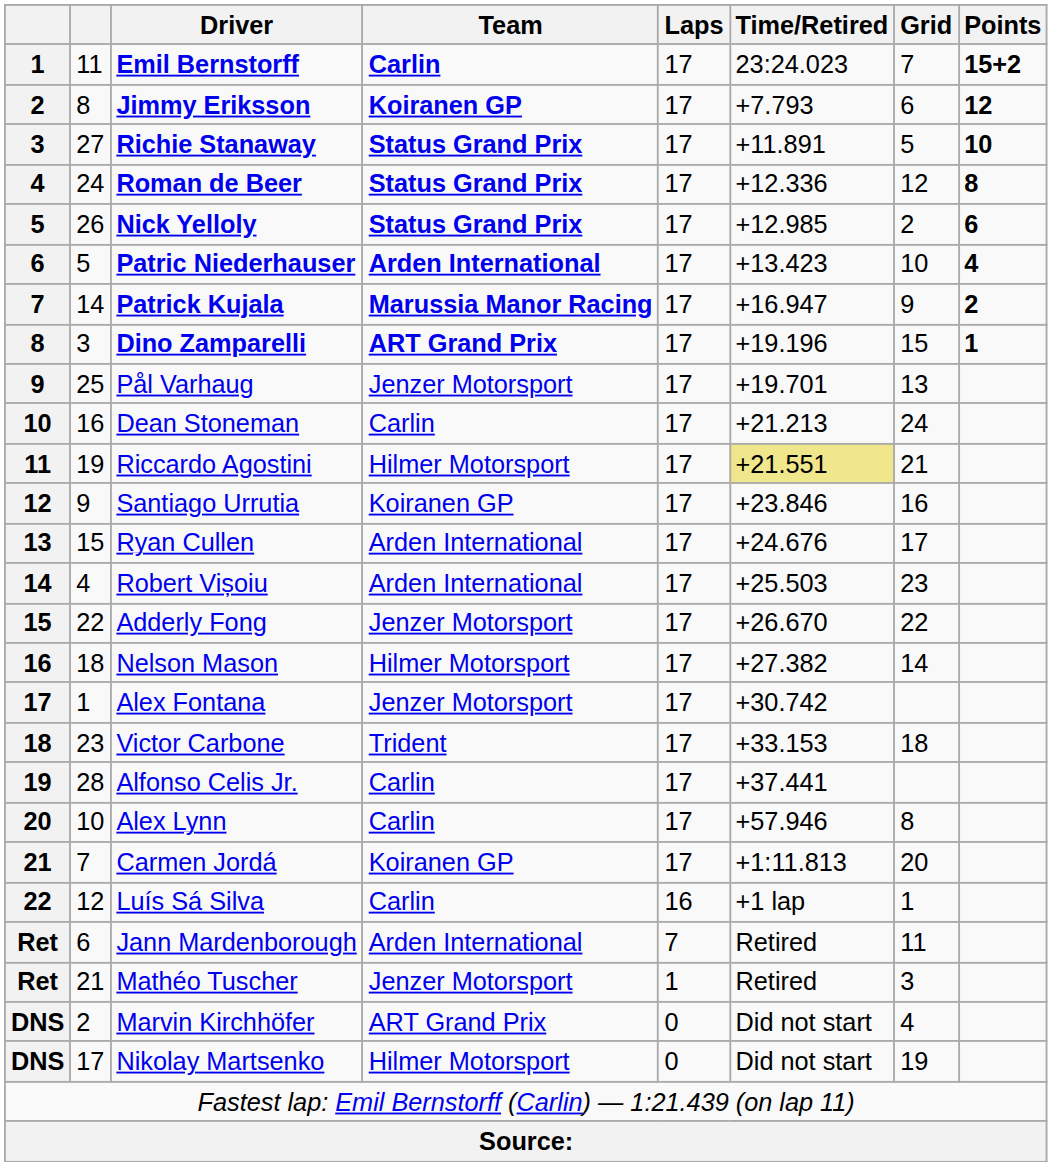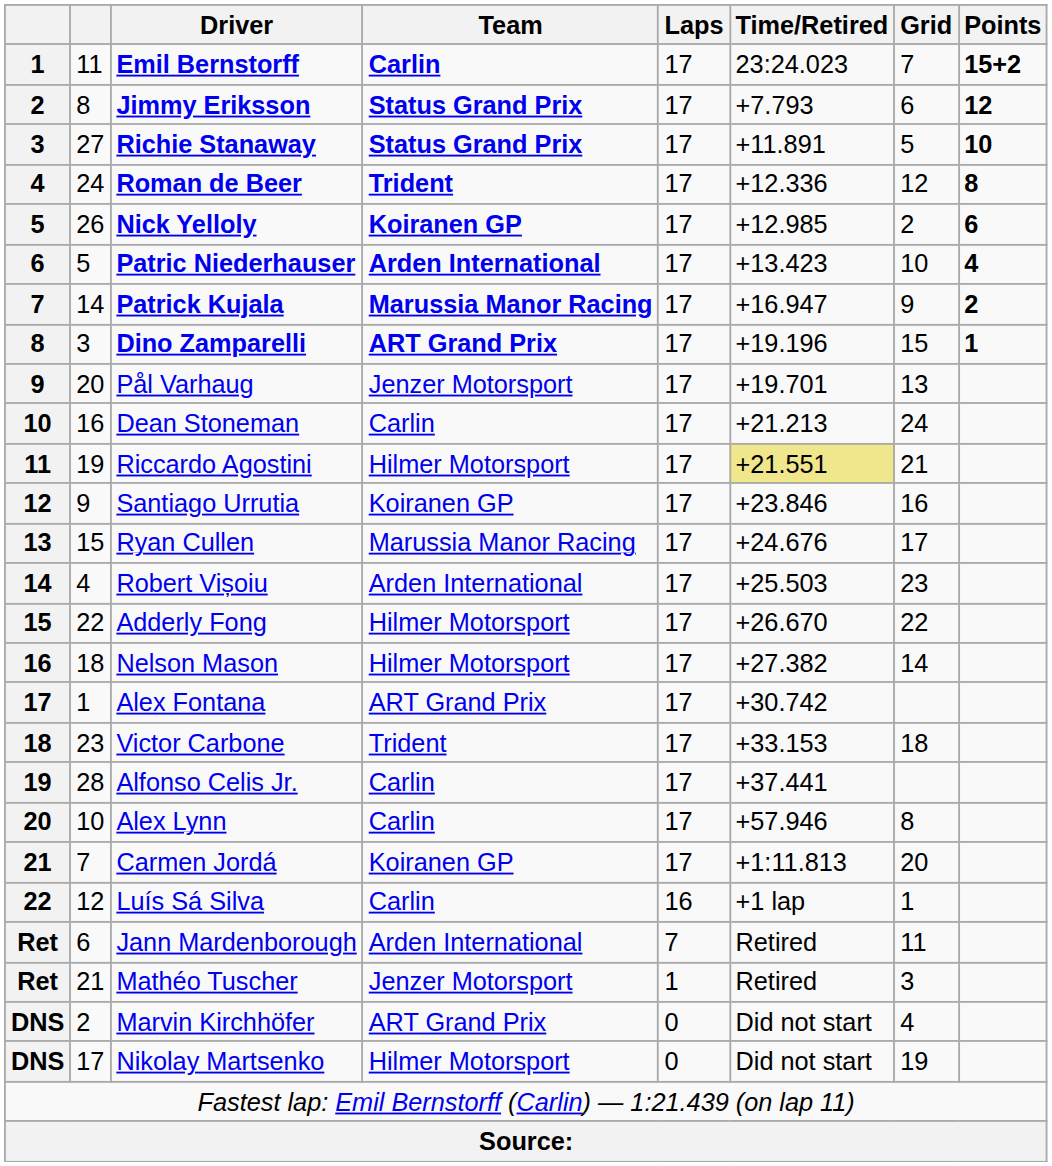(445, 104) Koiranen GP -> (476, 104) Status Grand Prix
(476, 184) Status Grand Prix -> (411, 184) Trident
(476, 224) Status Grand Prix -> (445, 224) Koiranen GP
(90, 383) 25 -> (90, 383) 20
(476, 543) Arden International -> (502, 543) Marussia Manor Racing
(471, 623) Jenzer Motorsport -> (469, 623) Hilmer Motorsport
(471, 702) Jenzer Motorsport -> (458, 702) ART Grand Prix
